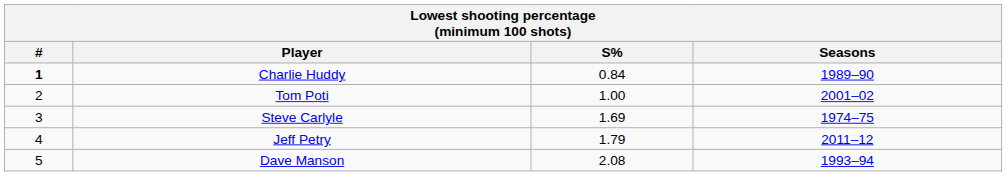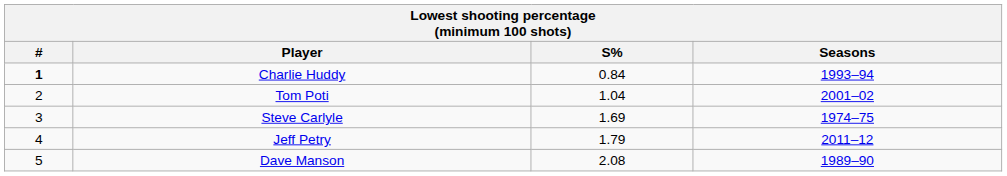(847, 74) 1989–90 -> (847, 74) 1993–94
(612, 96) 1.00 -> (612, 96) 1.04
(847, 161) 1993–94 -> (847, 161) 1989–90
